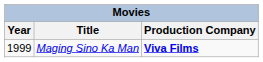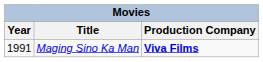(19, 48) 1999 -> (19, 48) 1991
